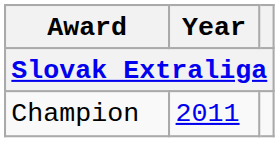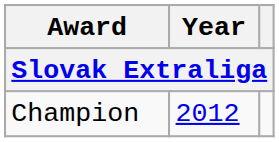(208, 114) 2011 -> (208, 114) 2012
